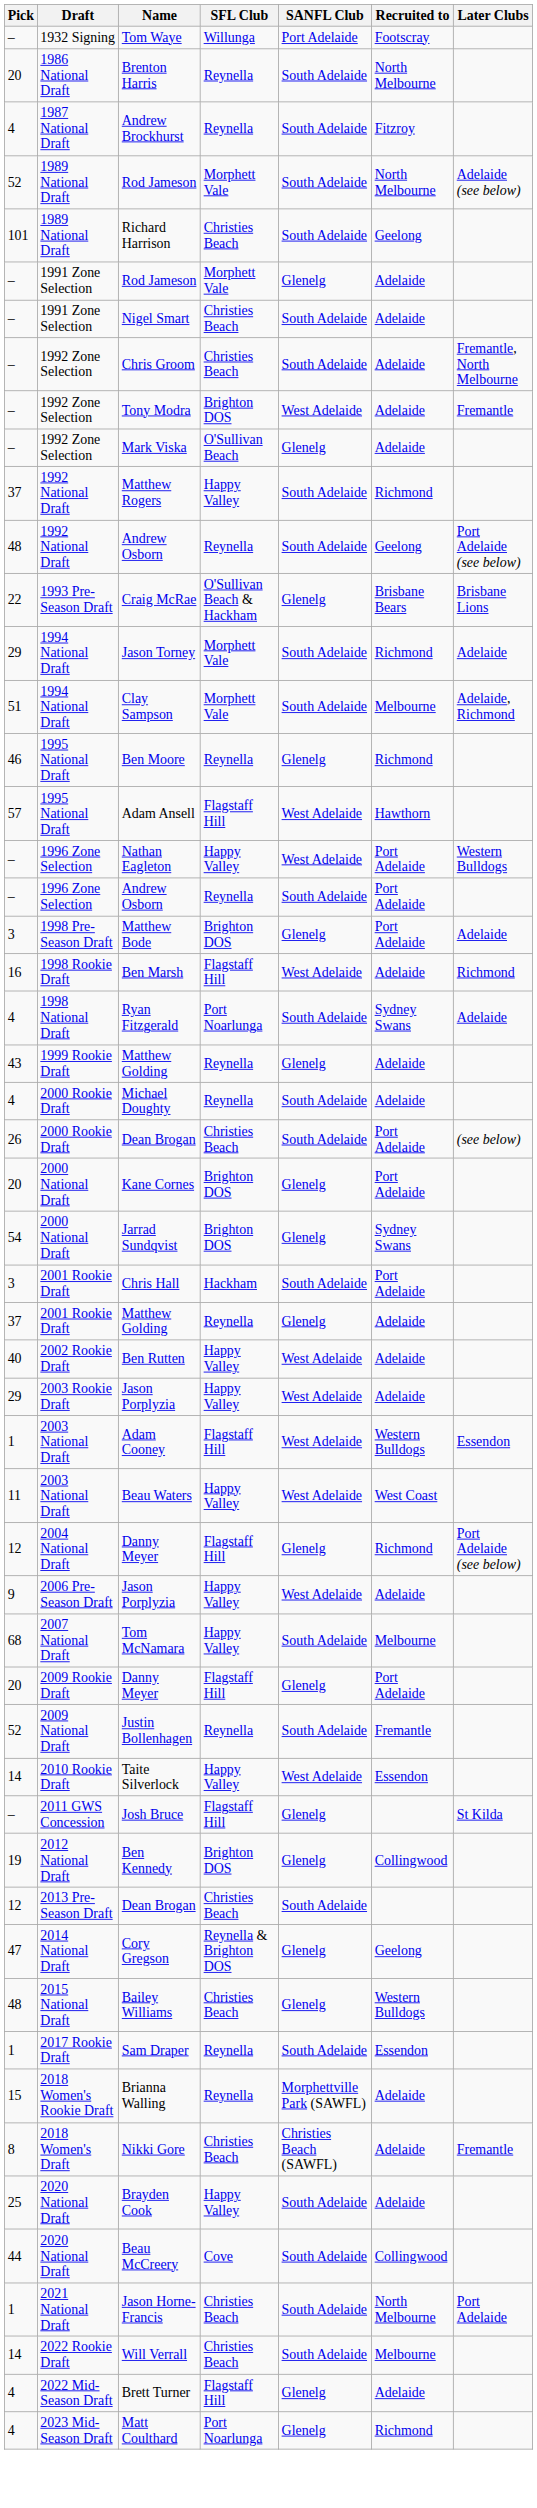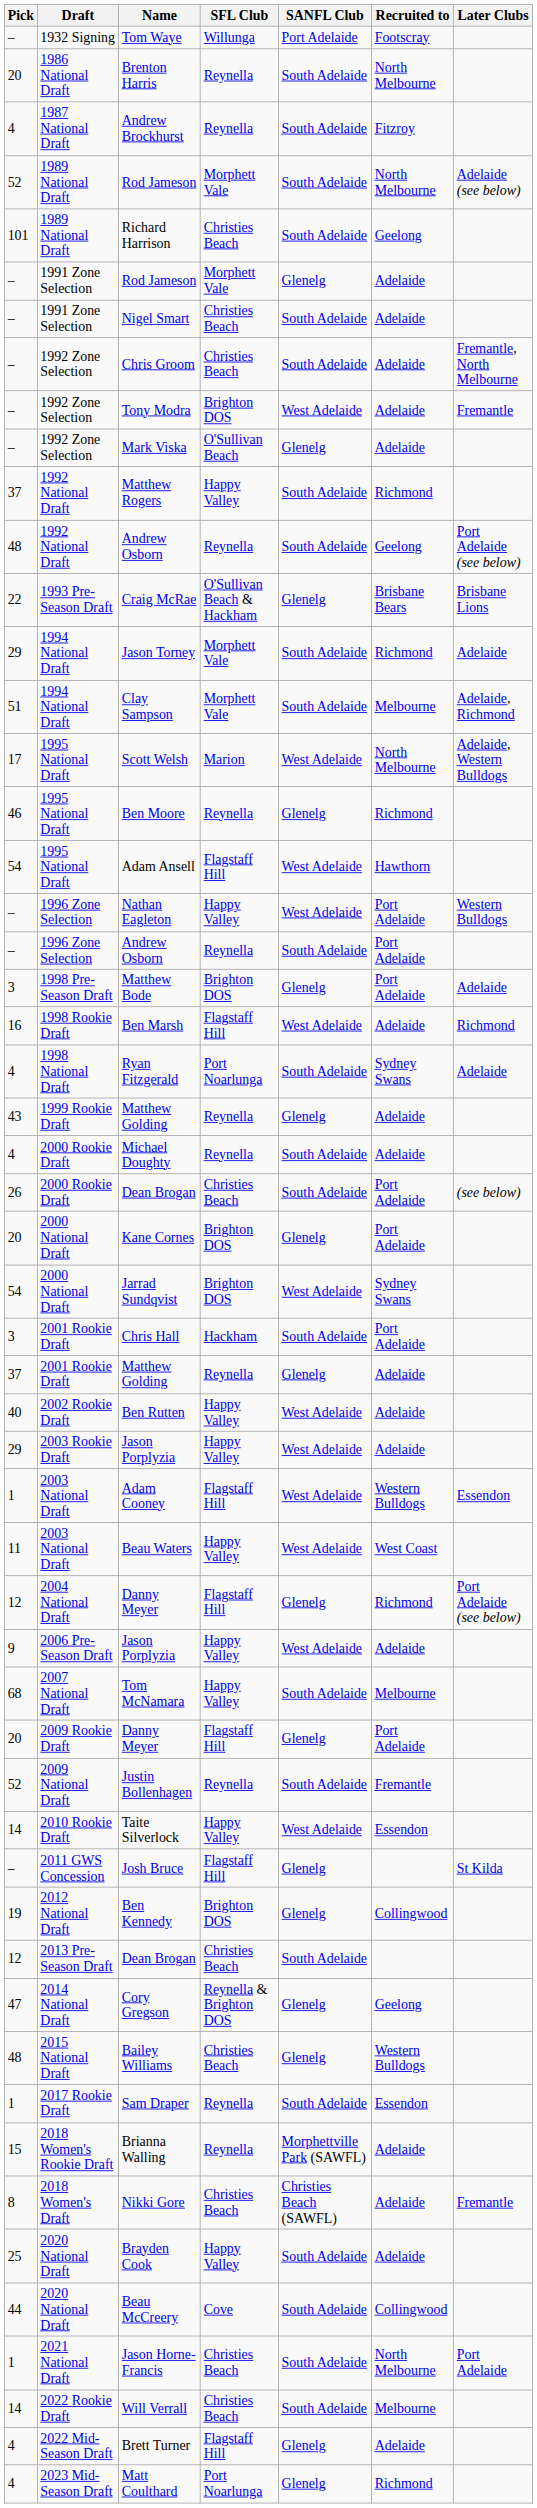+ row: (64, 760)
(15, 813) 57 -> (15, 867) 54
(304, 1237) Glenelg -> (322, 1291) West Adelaide
